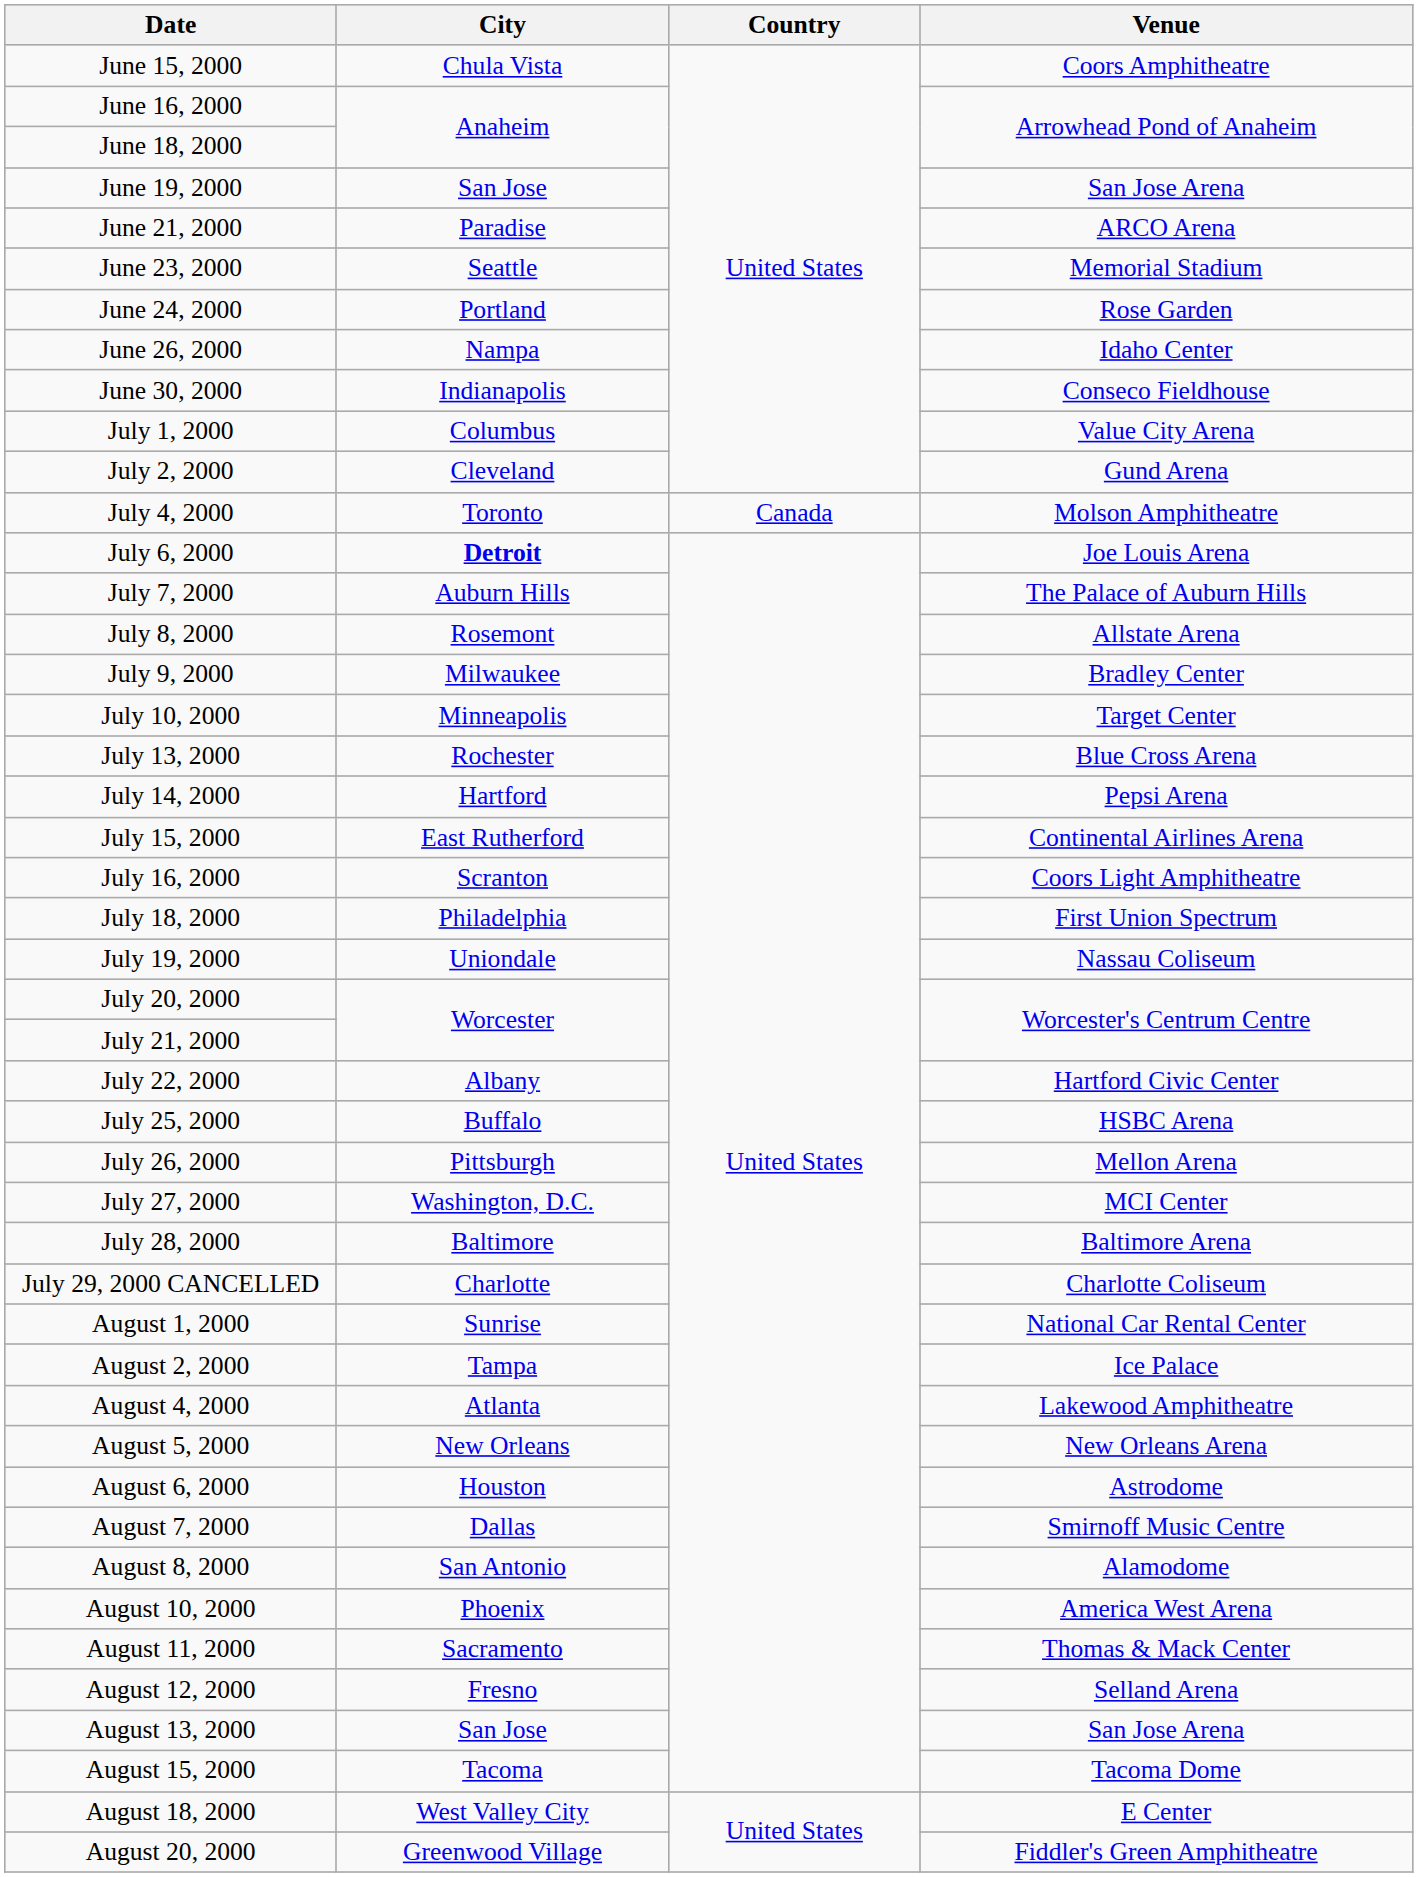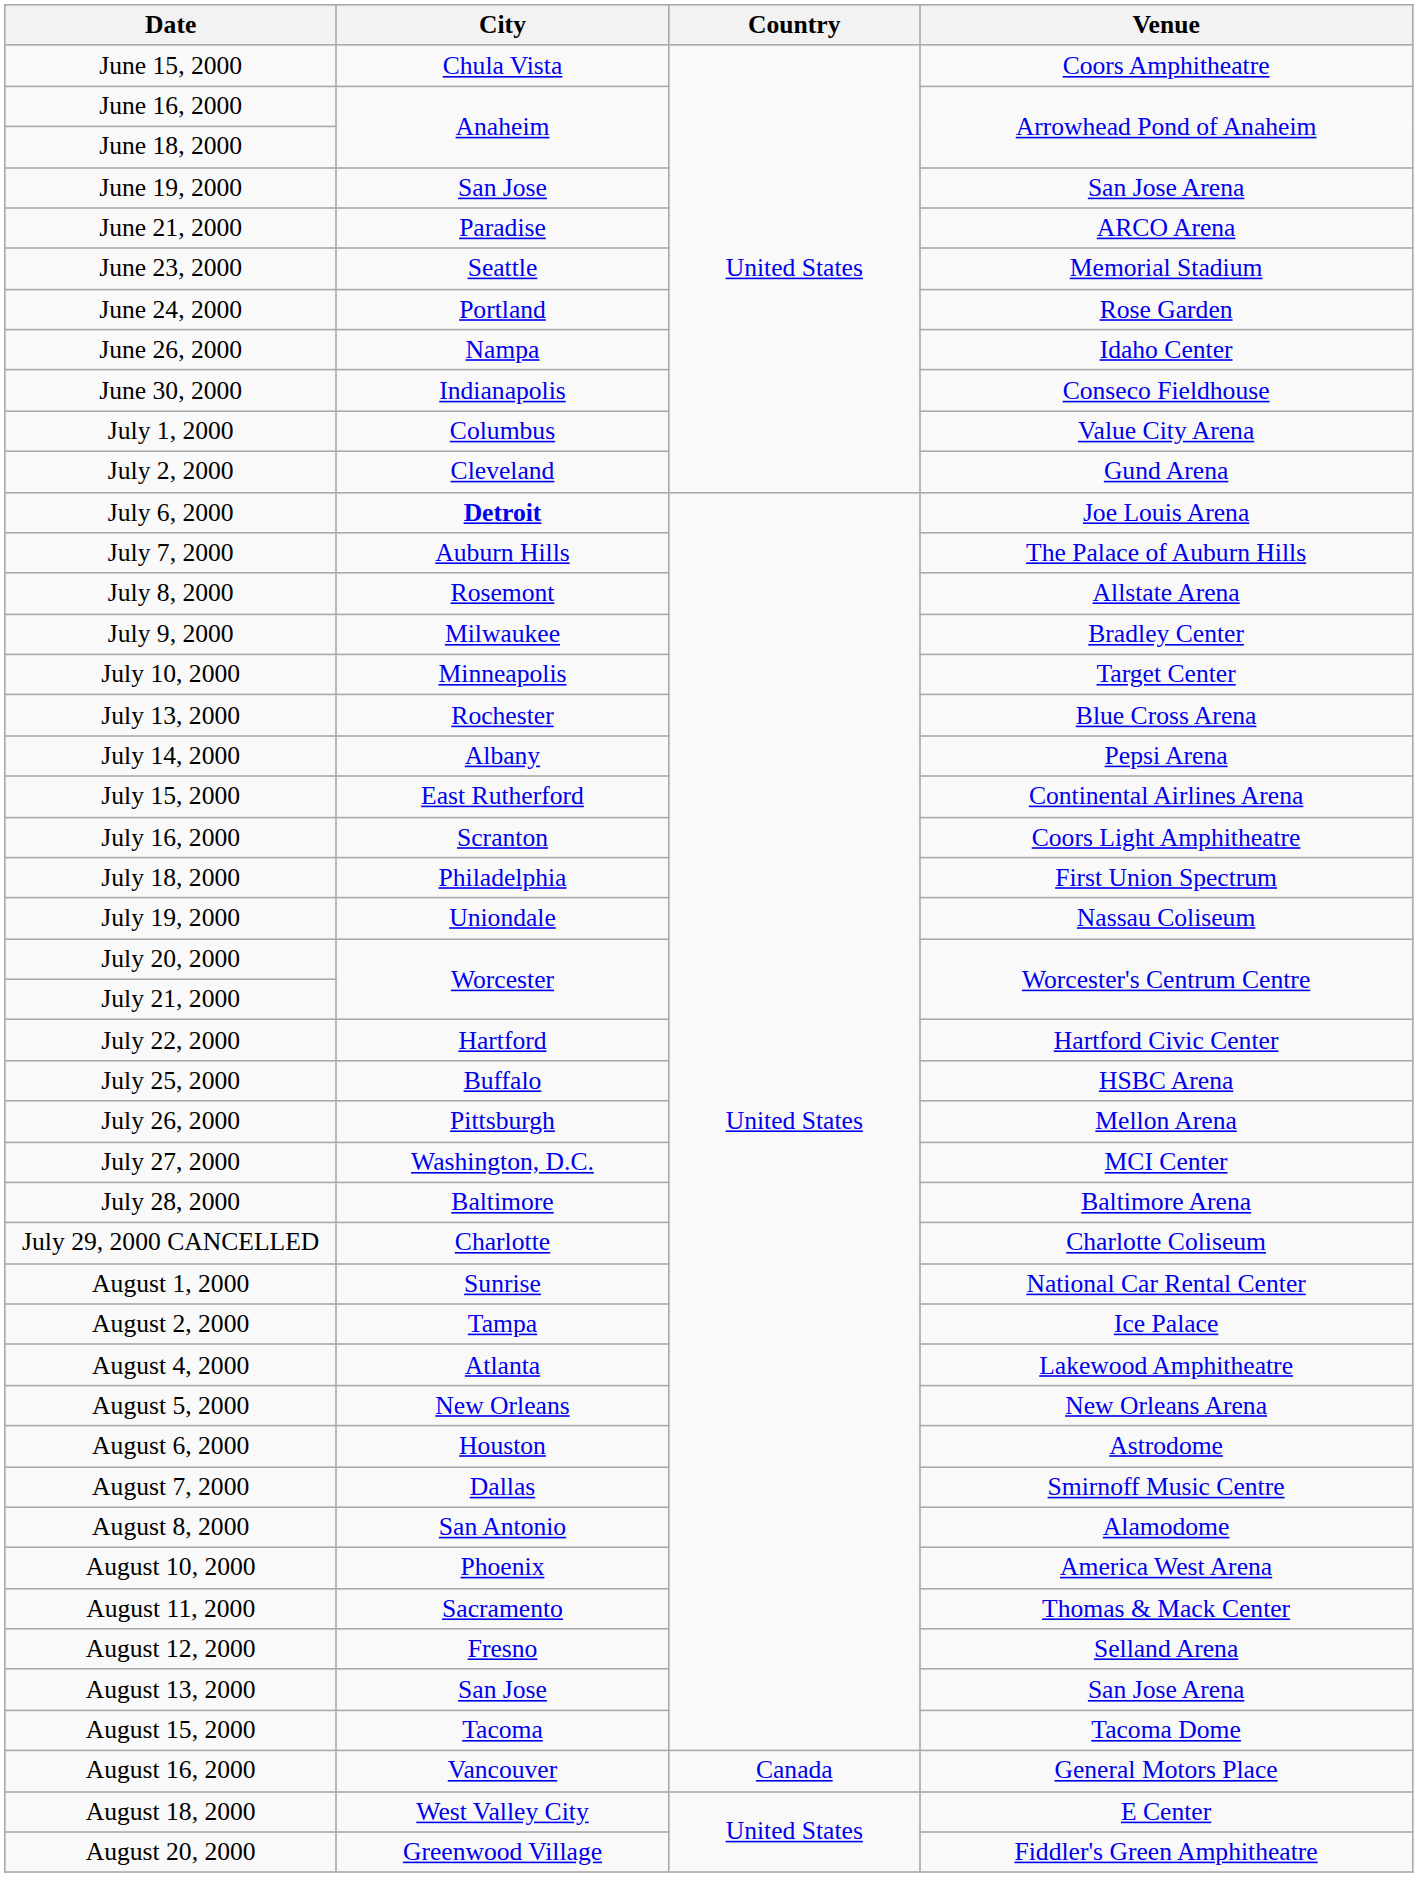- row: (171, 512)
(503, 796) Hartford -> (502, 755) Albany
(502, 1080) Albany -> (503, 1039) Hartford
+ row: (171, 1770)
